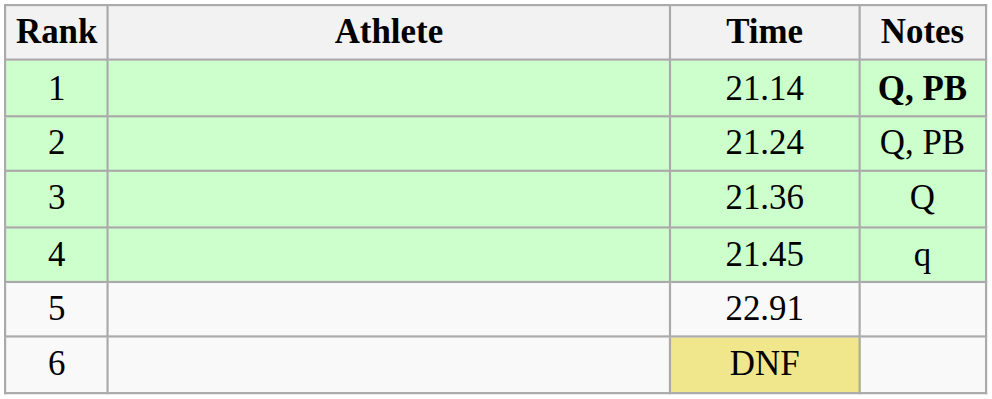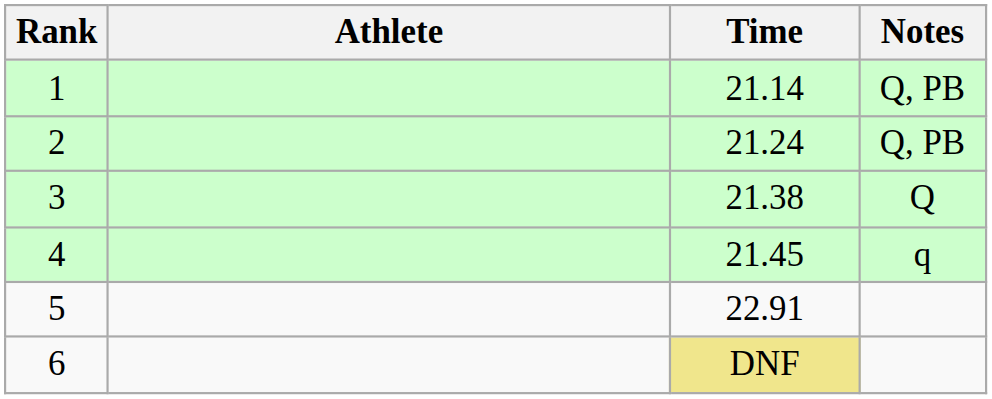(922, 87) bold -> (922, 87) normal
(765, 198) 21.36 -> (765, 198) 21.38
